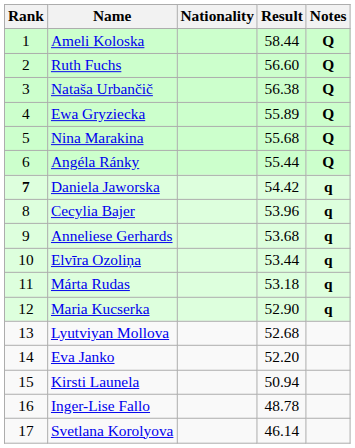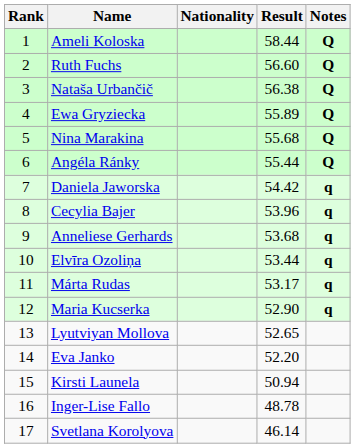(26, 187) bold -> (26, 187) normal
(282, 284) 53.18 -> (282, 284) 53.17
(282, 333) 52.68 -> (282, 333) 52.65
